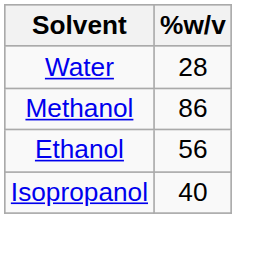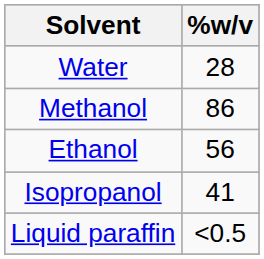(193, 191) 40 -> (220, 191) 41
+ row: (93, 233)
